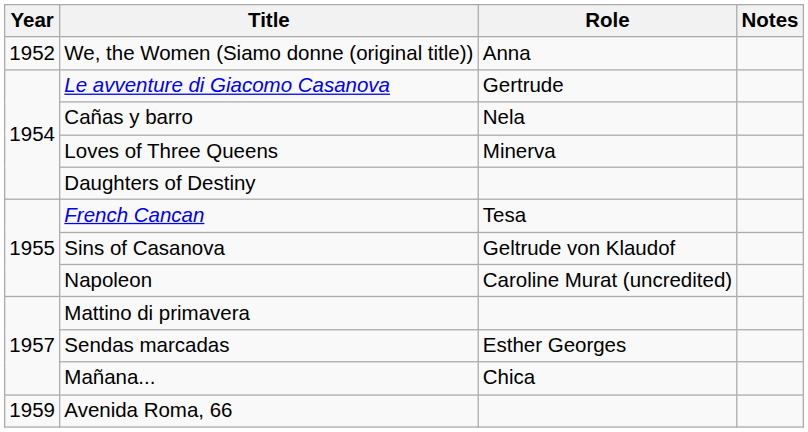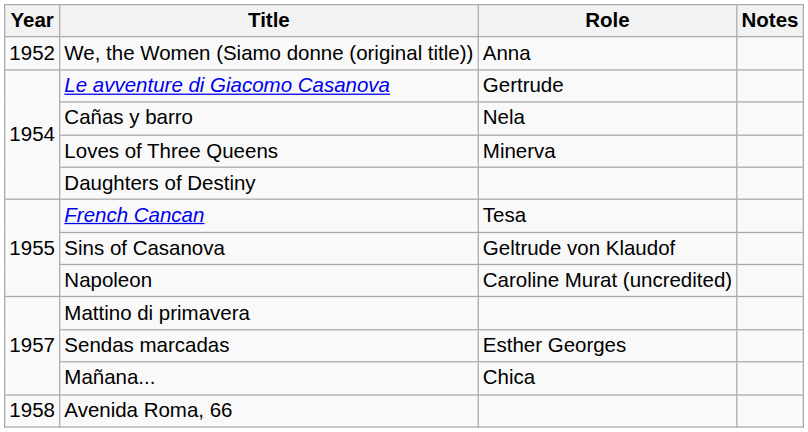(32, 410) 1959 -> (32, 410) 1958
